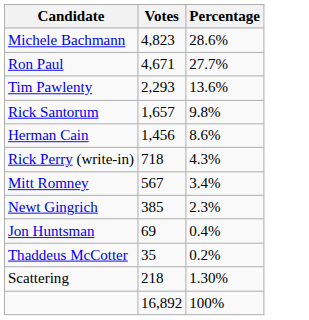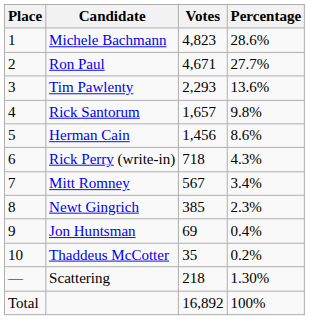+ column: (25, 16)
